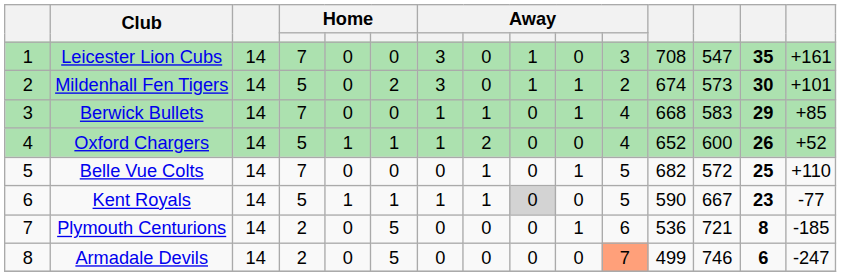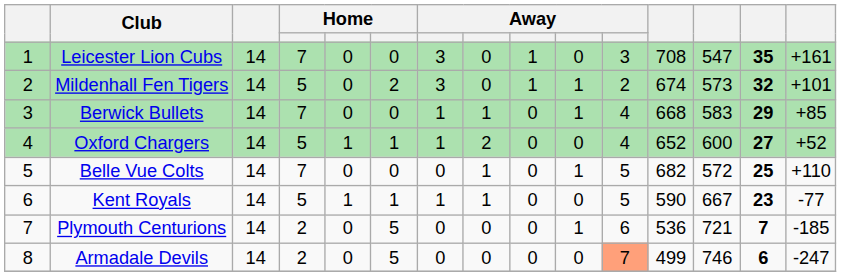(763, 85) 30 -> (763, 85) 32
(763, 142) 26 -> (763, 142) 27
(533, 200) lightgrey background -> (533, 200) no background
(763, 228) 8 -> (763, 228) 7
